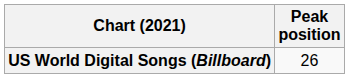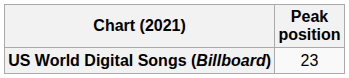(309, 60) 26 -> (309, 60) 23
